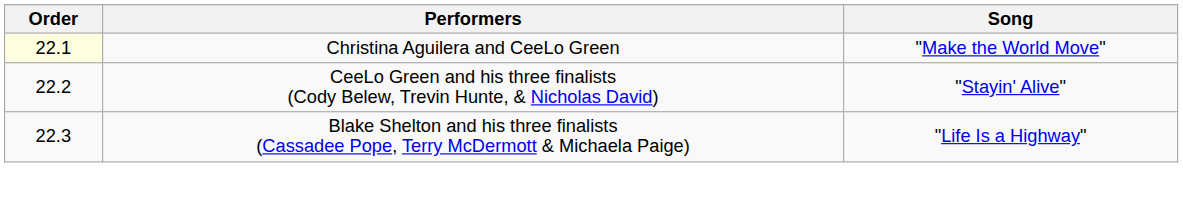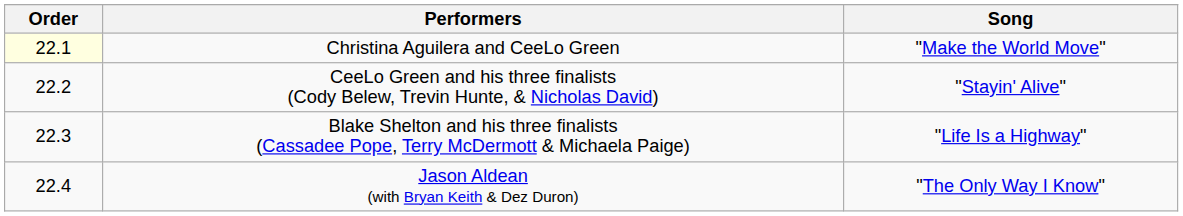+ row: (473, 185)
